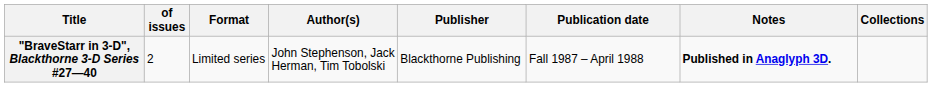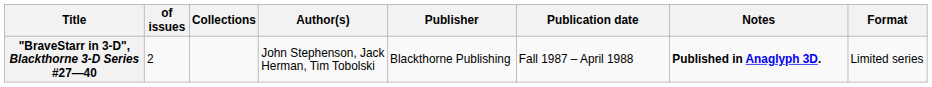columns swapped: (229, 20) <-> (893, 20)
